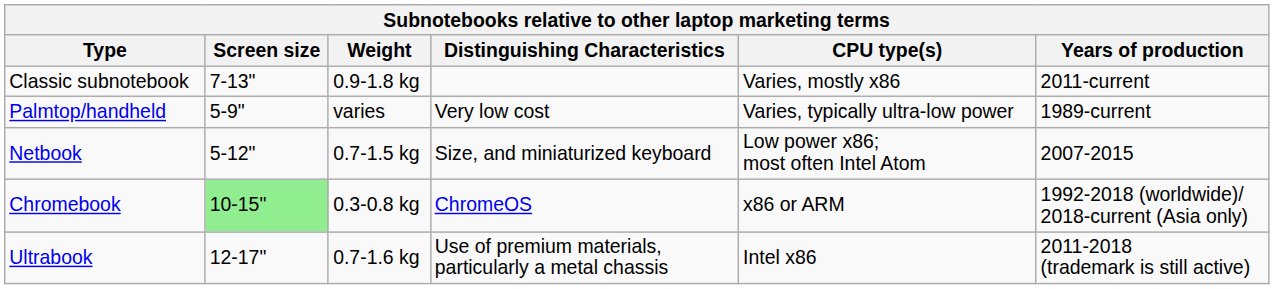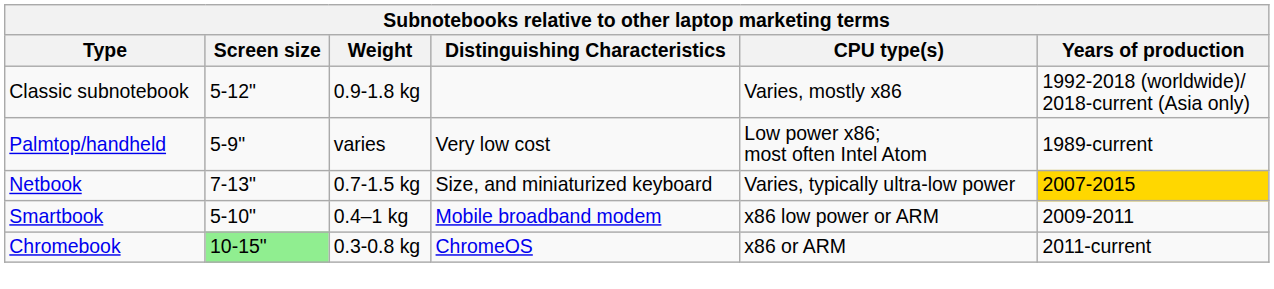(233, 81) 7-13" -> (233, 92) 5-12"
(1095, 81) 2011-current -> (1146, 92) 1992-2018 (worldwide)/ 2018-current (Asia only)
(878, 112) Varies, typically ultra-low power -> (836, 144) Low power x86; most often Intel Atom
(233, 153) 5-12" -> (233, 185) 7-13"
(834, 153) Low power x86; most often Intel Atom -> (880, 185) Varies, typically ultra-low power
(1087, 153) no background -> (1089, 185) gold background
+ row: (56, 216)
(1144, 205) 1992-2018 (worldwide)/ 2018-current (Asia only) -> (1097, 246) 2011-current
- row: (51, 257)
